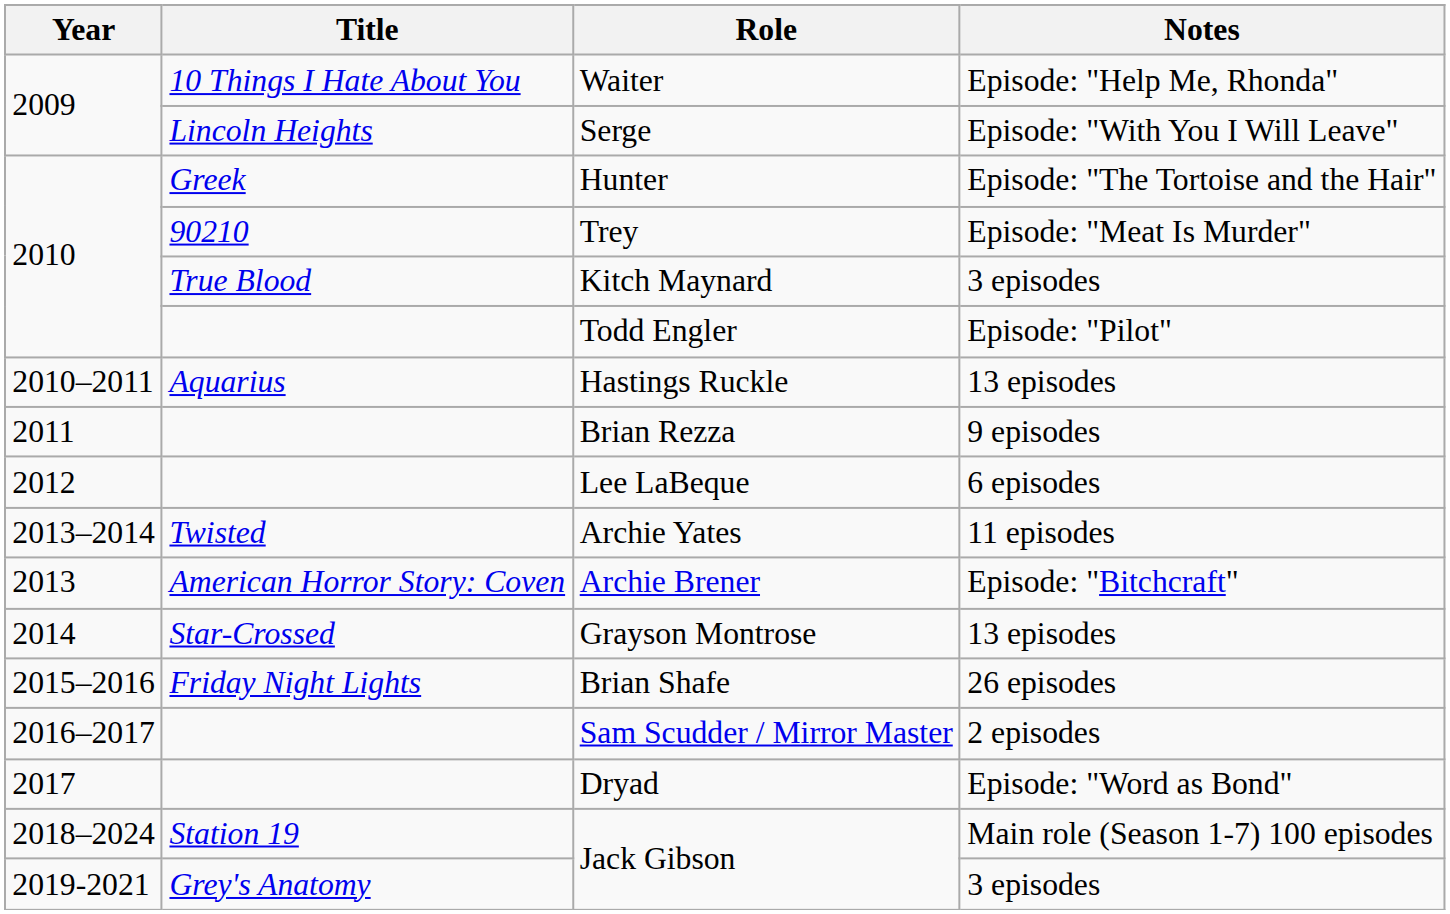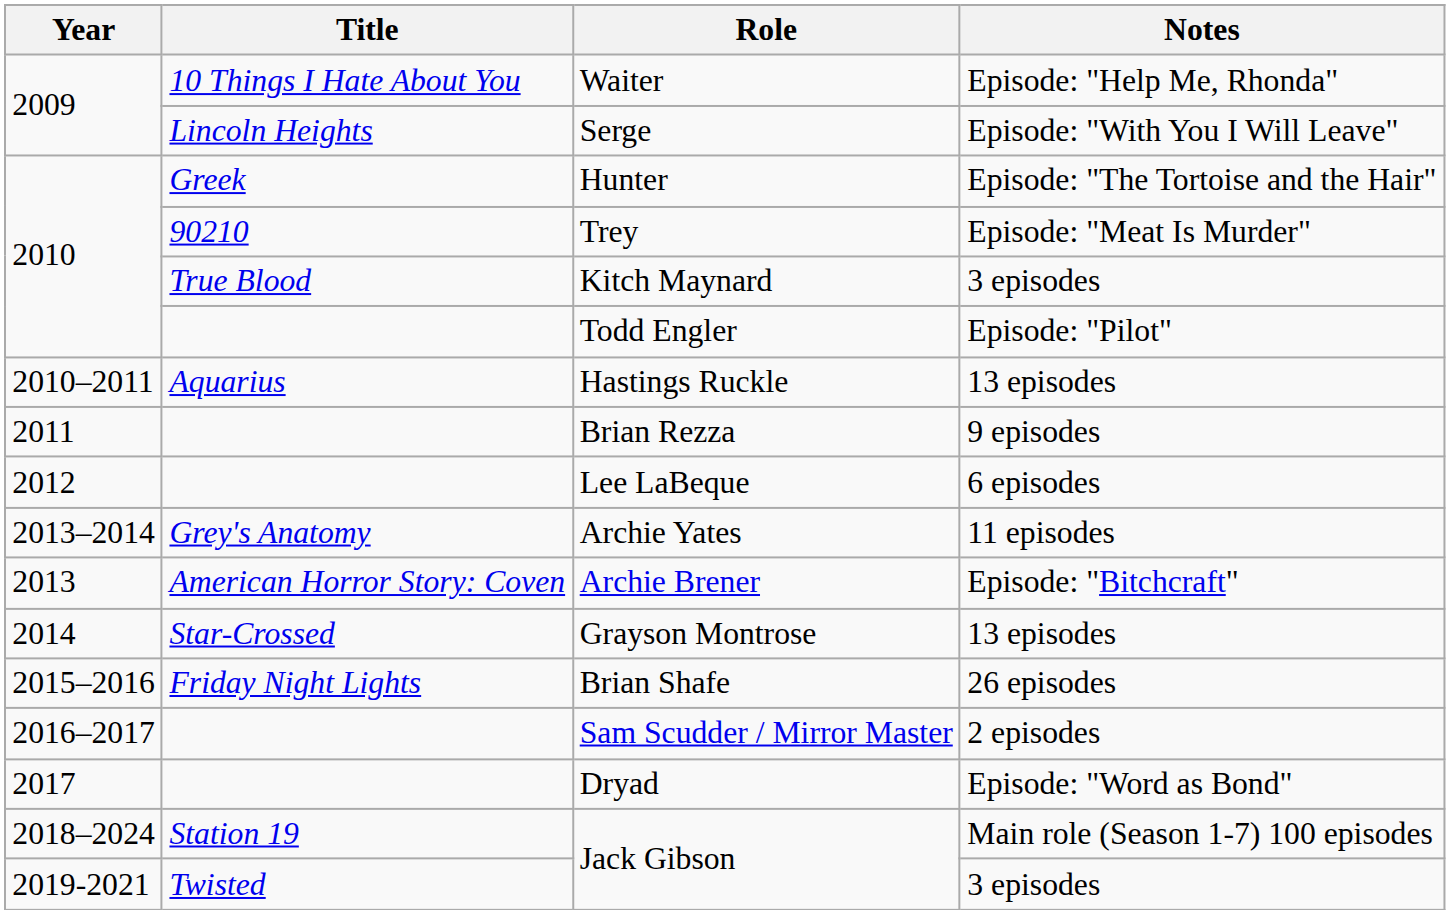(218, 532) Twisted -> (270, 532) Grey's Anatomy
(270, 883) Grey's Anatomy -> (218, 883) Twisted
